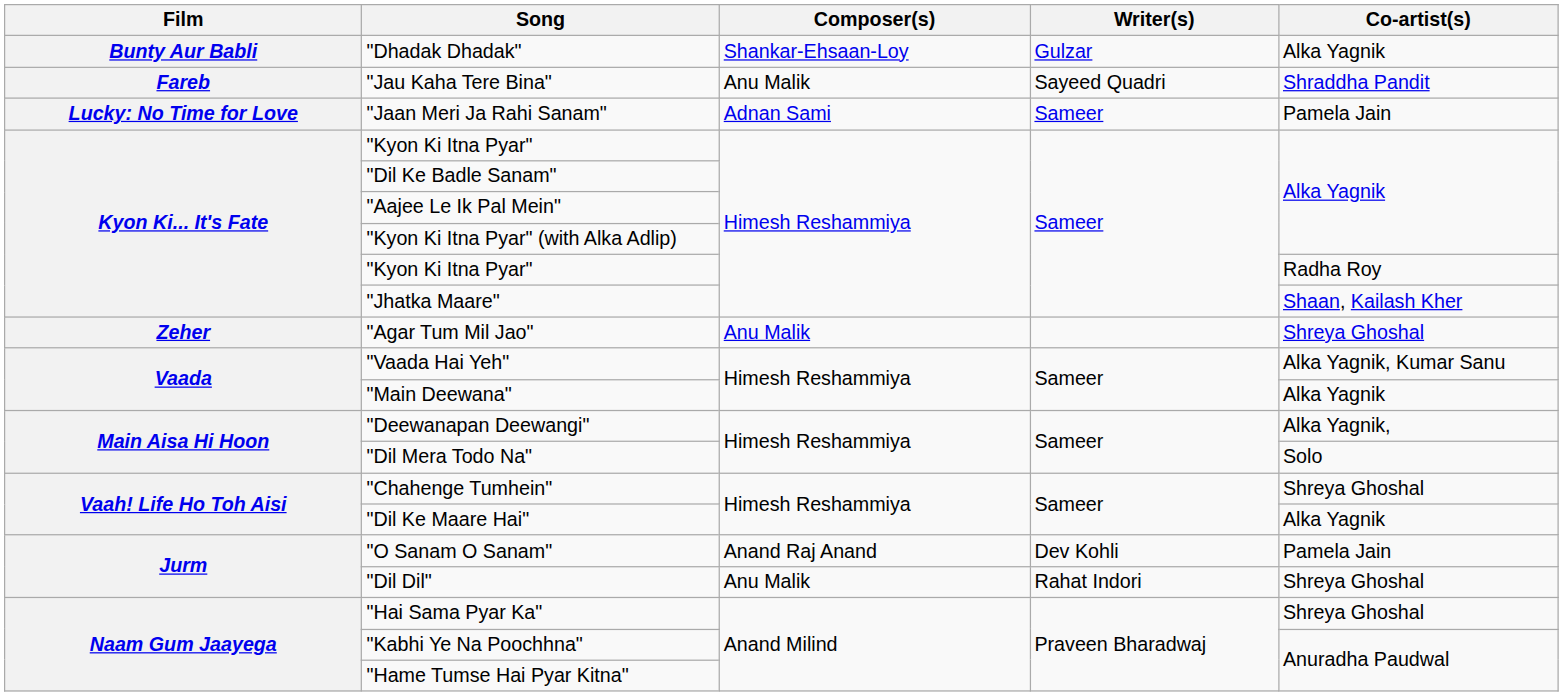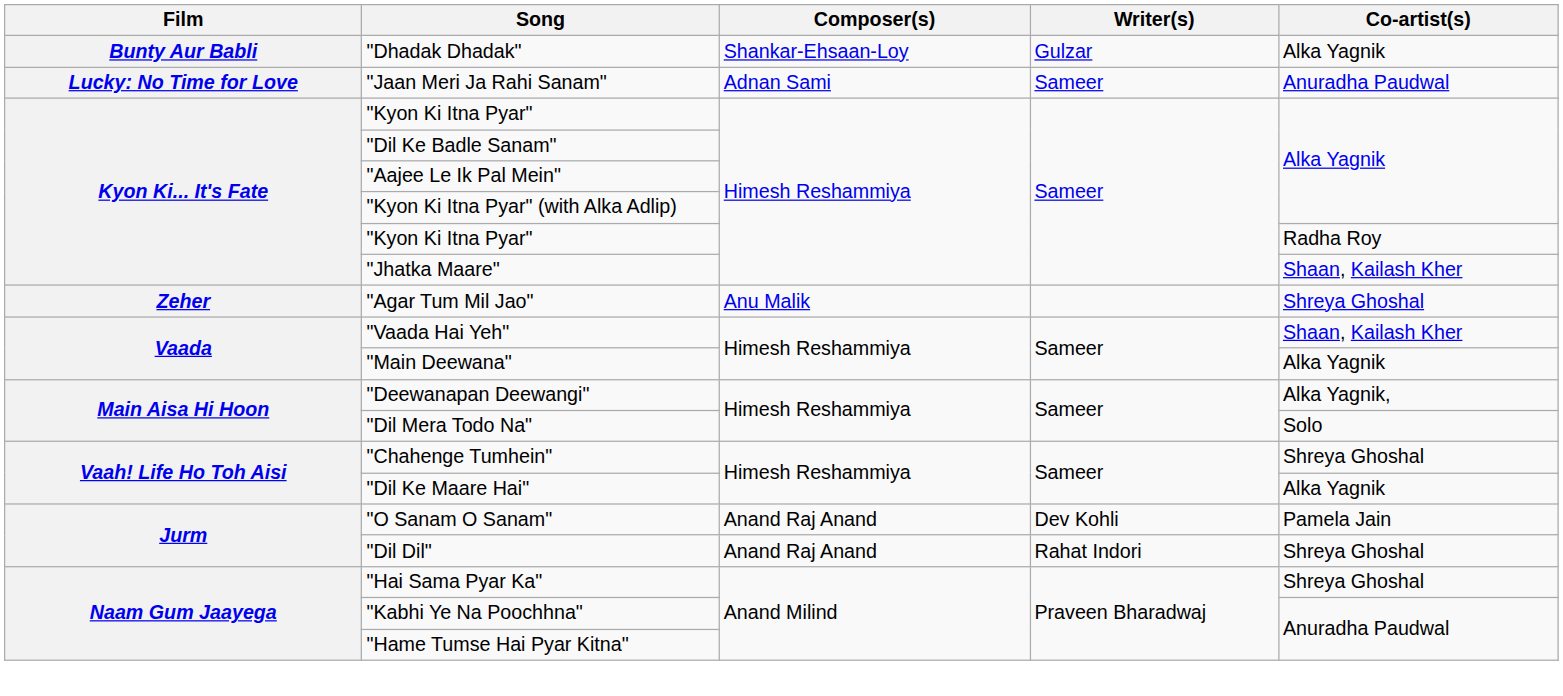- row: (183, 82)
(1337, 113) Pamela Jain -> (1366, 82) Anuradha Paudwal
(1394, 363) Alka Yagnik, Kumar Sanu -> (1373, 332) Shaan, Kailash Kher
(767, 581) Anu Malik -> (800, 550) Anand Raj Anand
